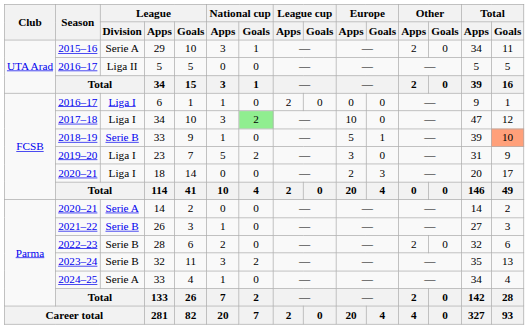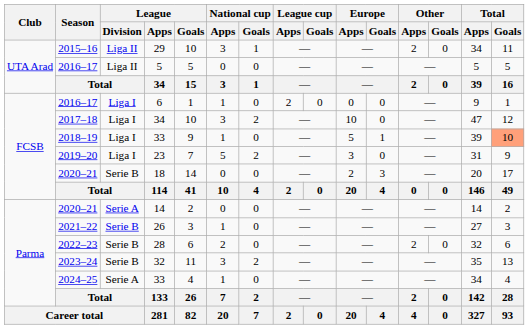(122, 48) Serie A -> (122, 48) Liga II
(256, 119) lightgreen background -> (256, 119) no background
(122, 137) Serie B -> (122, 137) Liga I
(122, 173) Liga I -> (122, 173) Serie B
